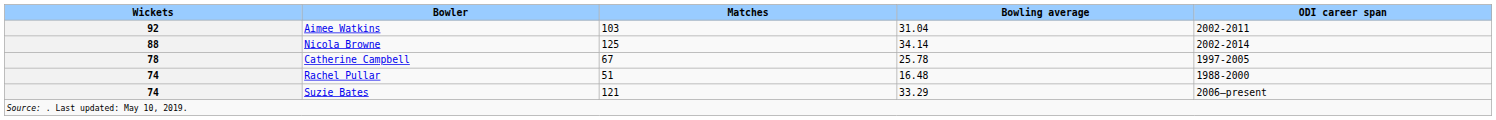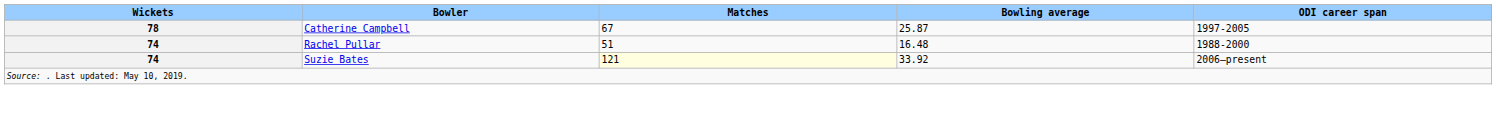- row: (342, 28)
- row: (342, 44)
(914, 60) 25.78 -> (914, 28) 25.87
(610, 92) no background -> (610, 60) lightyellow background
(914, 92) 33.29 -> (914, 60) 33.92
